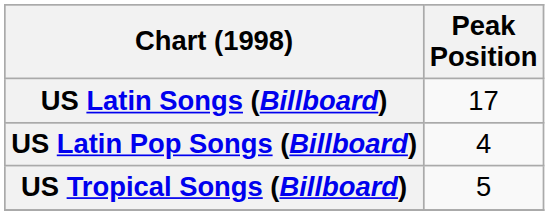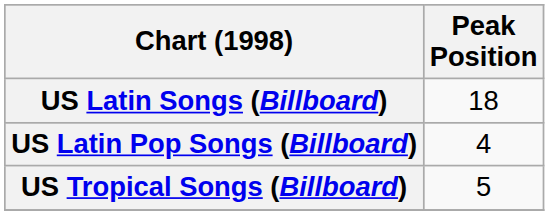(484, 100) 17 -> (484, 100) 18
